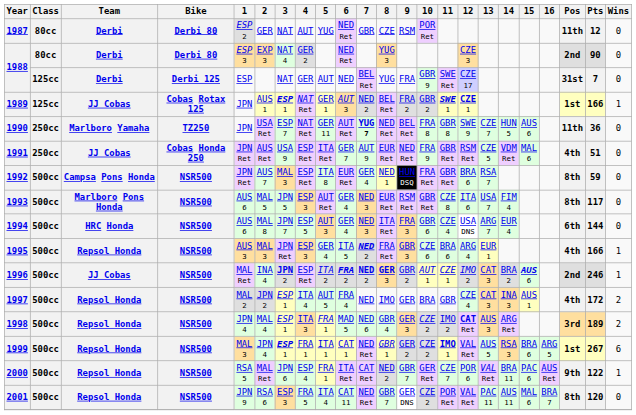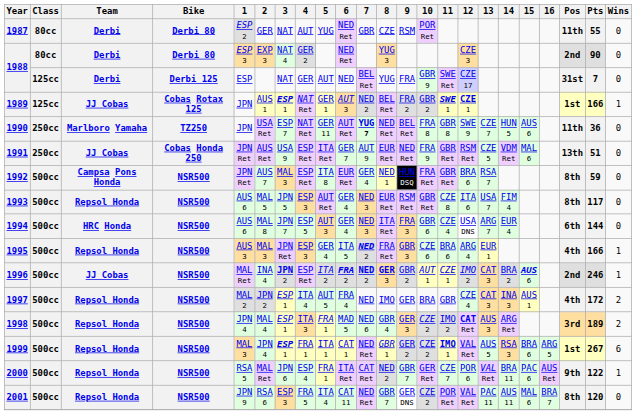(595, 31) 12 -> (595, 31) 55
(572, 153) 4th -> (572, 153) 13th
(109, 202) Marlboro Pons Honda -> (107, 202) Repsol Honda
